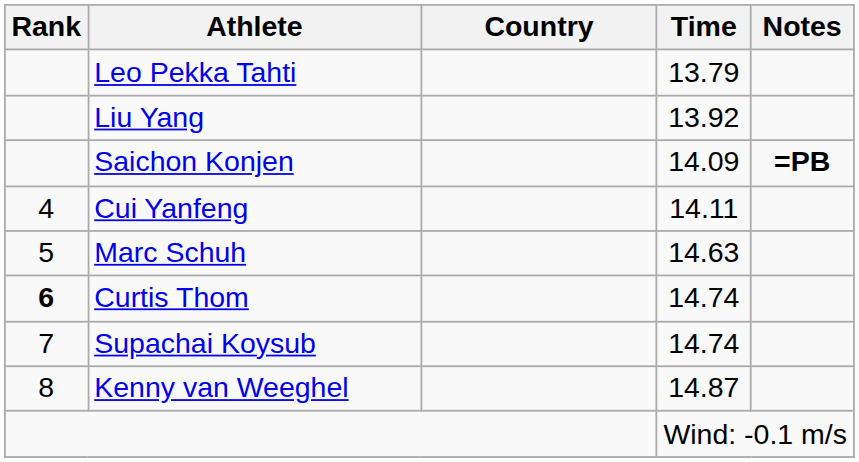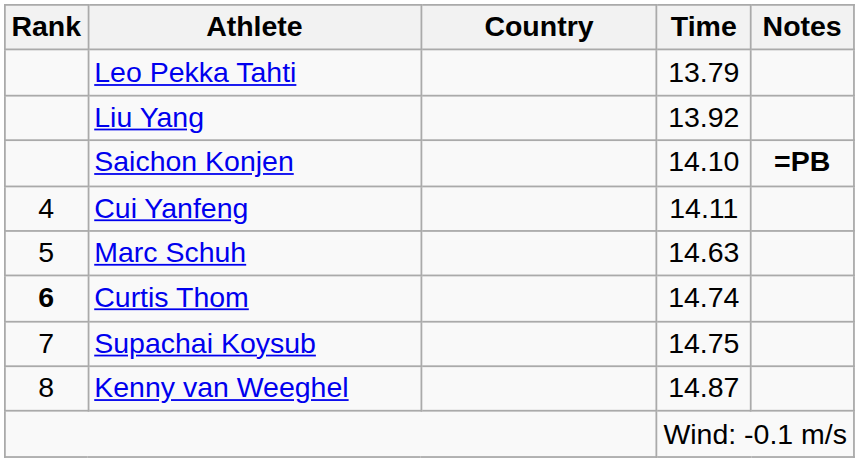(704, 162) 14.09 -> (704, 162) 14.10
(704, 343) 14.74 -> (704, 343) 14.75
